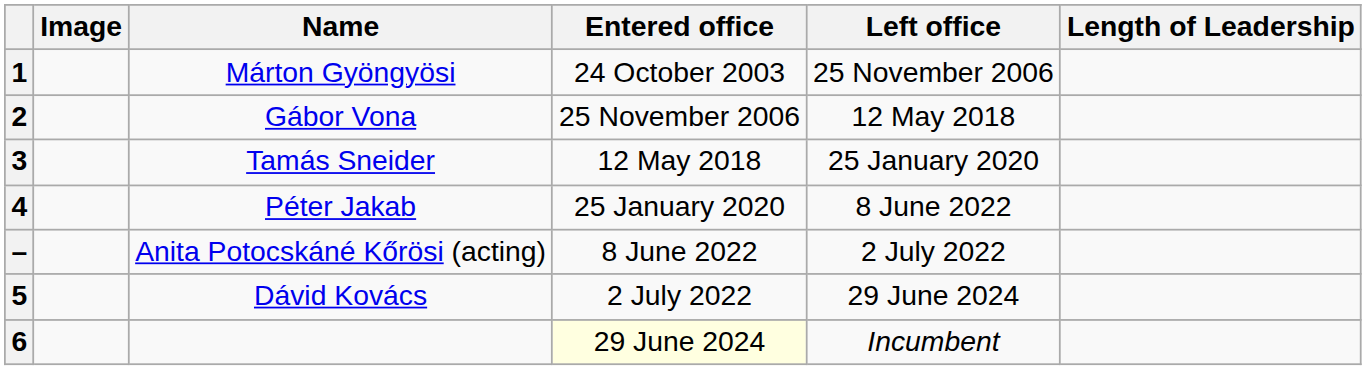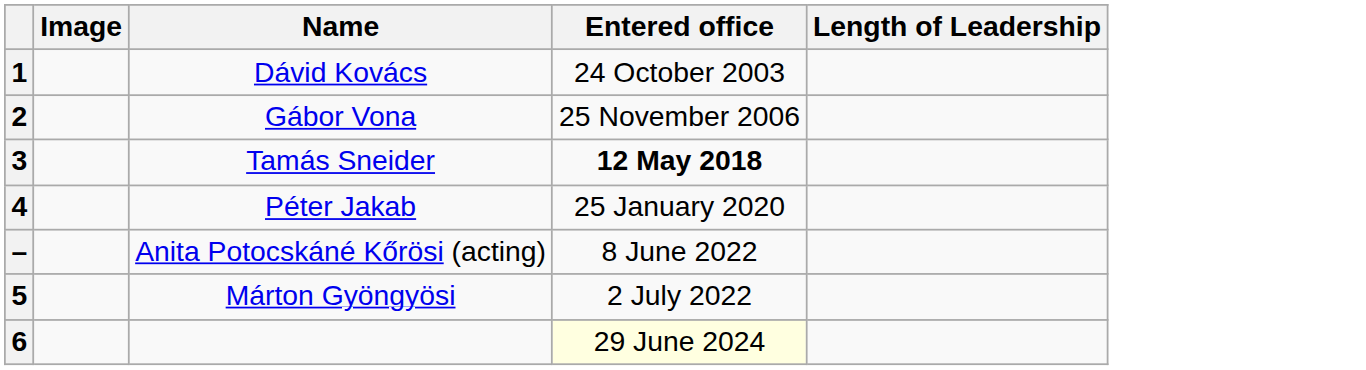- column: (933, 26)
(341, 71) Márton Gyöngyösi -> (341, 71) Dávid Kovács
(679, 161) normal -> (680, 161) bold
(341, 296) Dávid Kovács -> (341, 296) Márton Gyöngyösi
